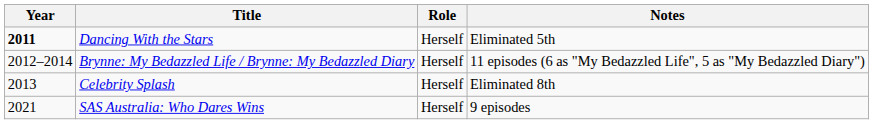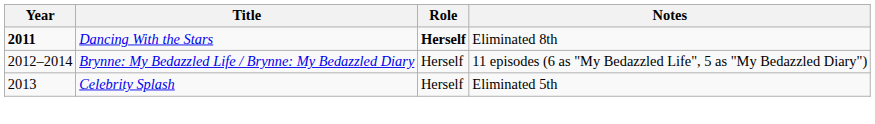(442, 38) normal -> (443, 38) bold
(513, 38) Eliminated 5th -> (515, 38) Eliminated 8th
(513, 84) Eliminated 8th -> (515, 84) Eliminated 5th
- row: (172, 107)
